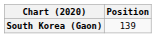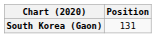(128, 26) 139 -> (128, 26) 131
